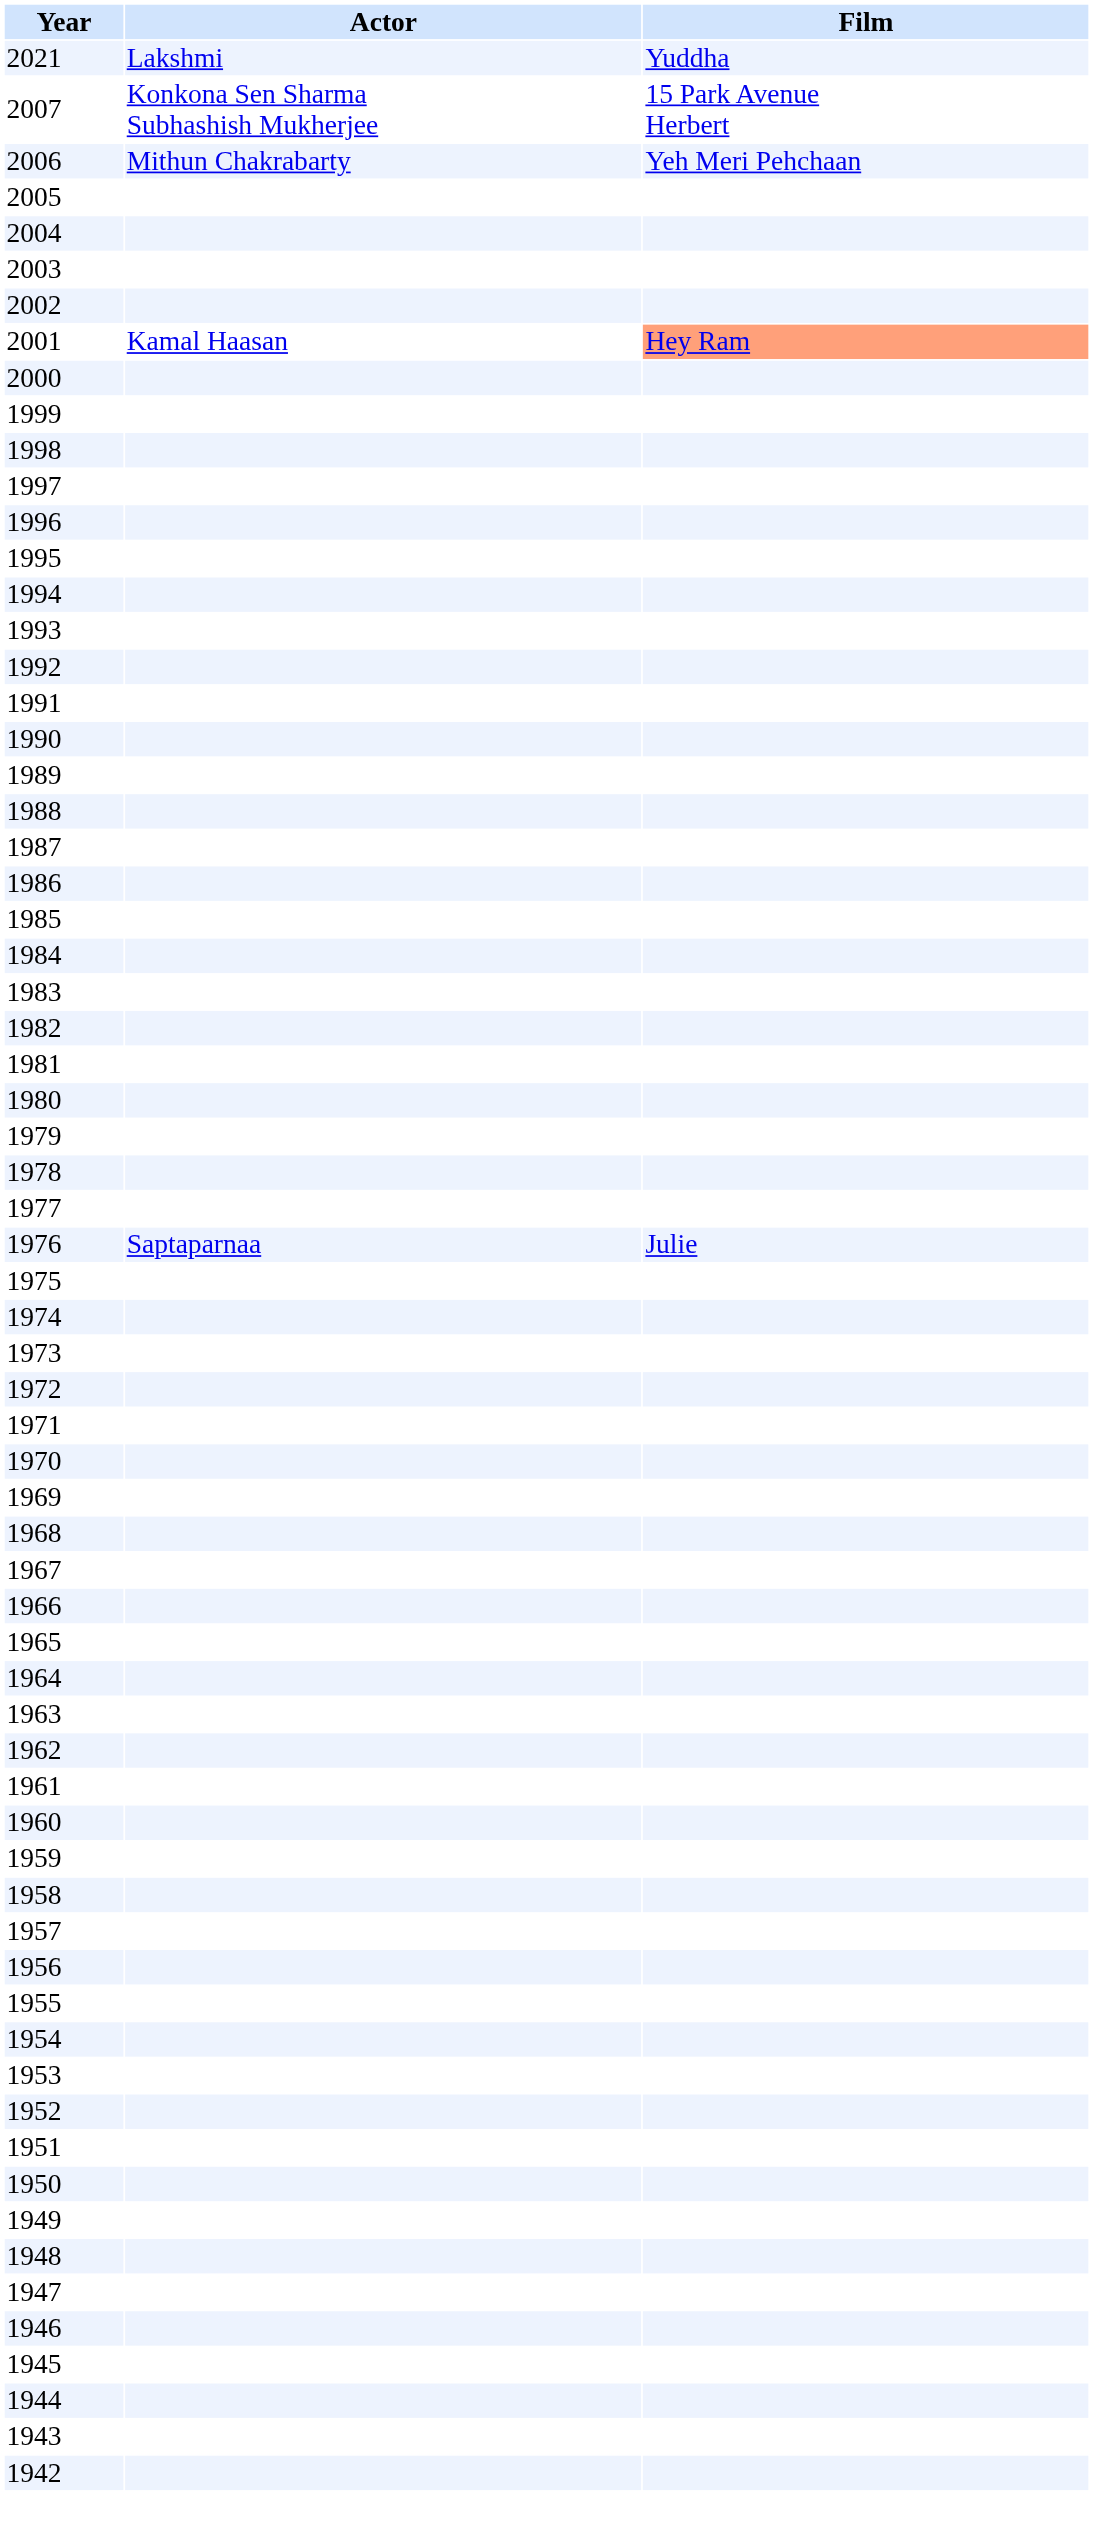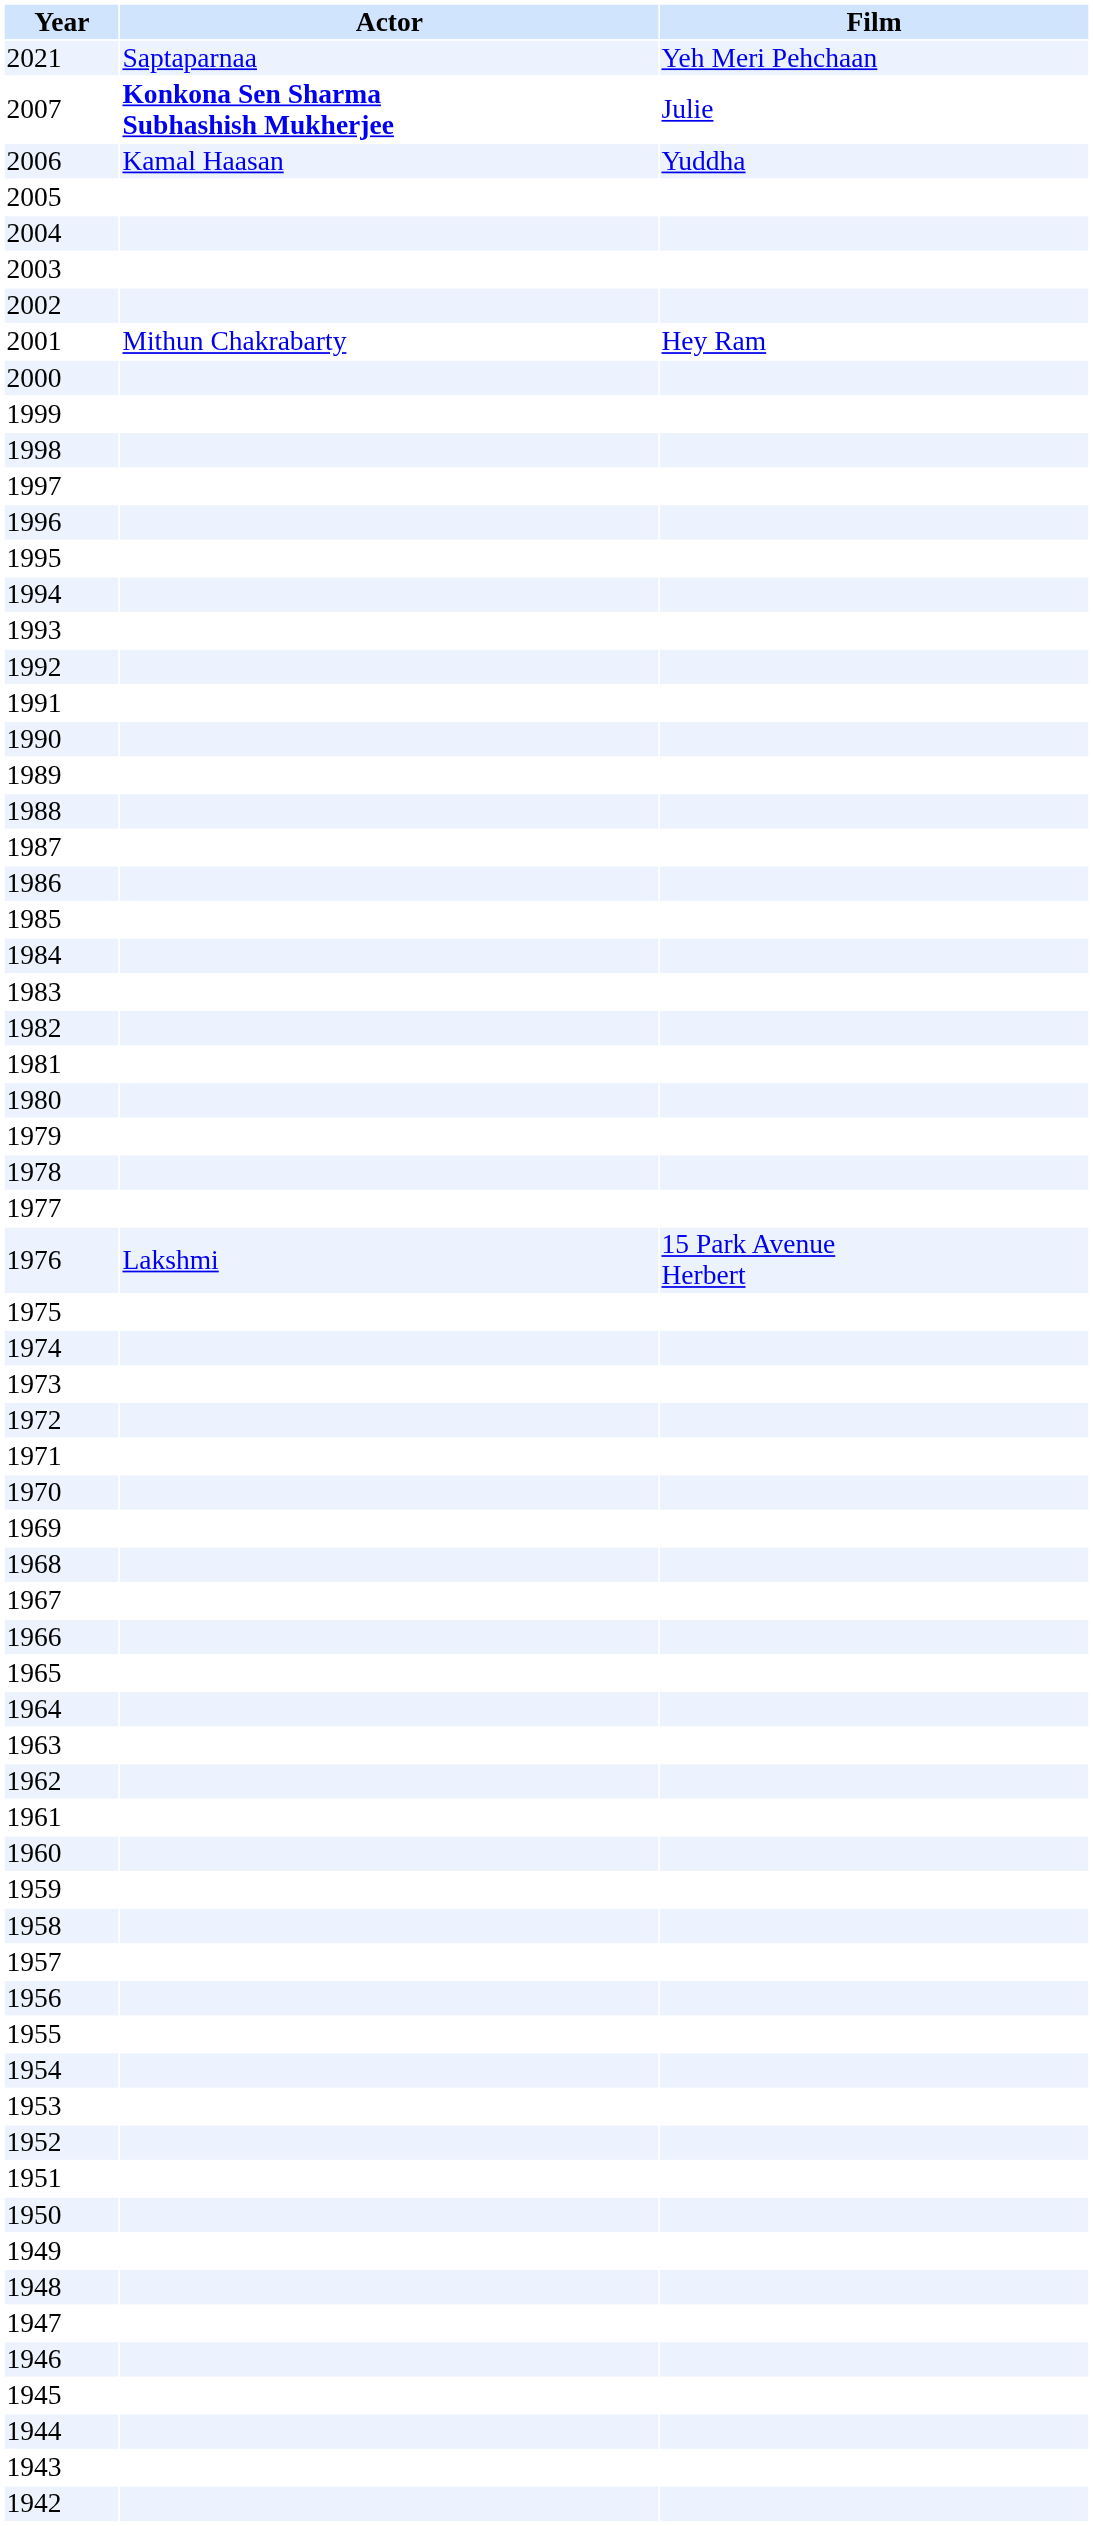(175, 57) Lakshmi -> (190, 57) Saptaparnaa
(687, 57) Yuddha -> (769, 57) Yeh Meri Pehchaan
(252, 109) normal -> (258, 109) bold
(732, 109) 15 Park Avenue Herbert -> (687, 109) Julie
(239, 160) Mithun Chakrabarty -> (203, 160) Kamal Haasan
(753, 160) Yeh Meri Pehchaan -> (704, 160) Yuddha
(207, 341) Kamal Haasan -> (234, 341) Mithun Chakrabarty
(698, 341) lightsalmon background -> (714, 341) no background
(194, 1244) Saptaparnaa -> (171, 1259) Lakshmi
(671, 1244) Julie -> (748, 1259) 15 Park Avenue Herbert
